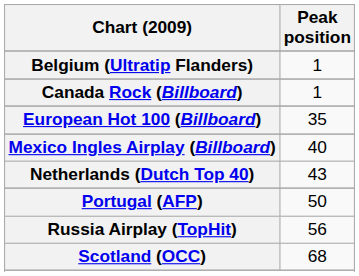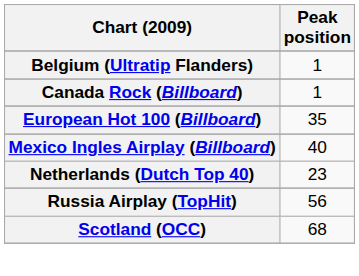(317, 174) 43 -> (317, 174) 23
- row: (142, 202)
